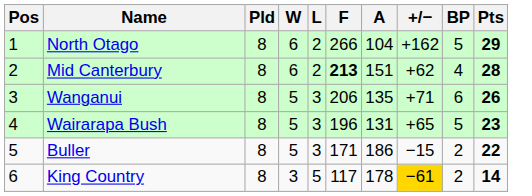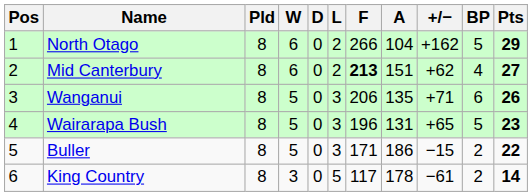+ column: (318, 17)
(491, 71) 28 -> (511, 71) 27
(420, 177) gold background -> (440, 177) no background
